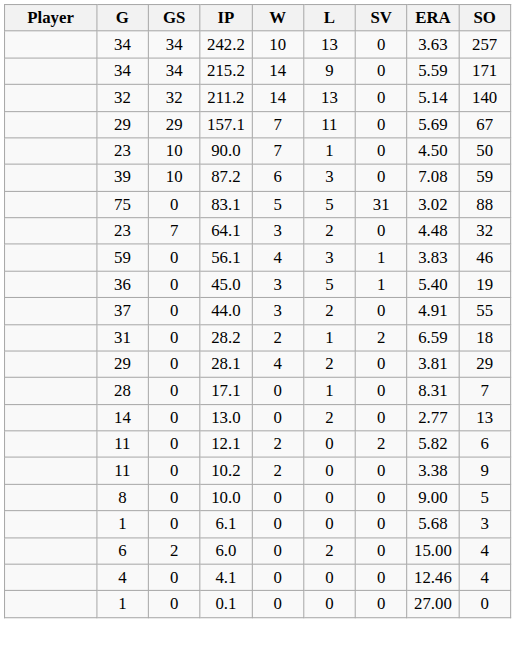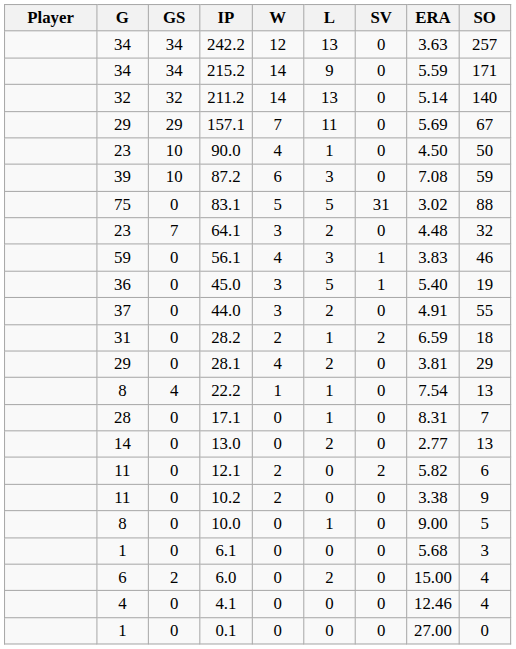(278, 44) 10 -> (278, 44) 12
(278, 151) 7 -> (278, 151) 4
+ row: (226, 390)
(329, 497) 0 -> (329, 524) 1
